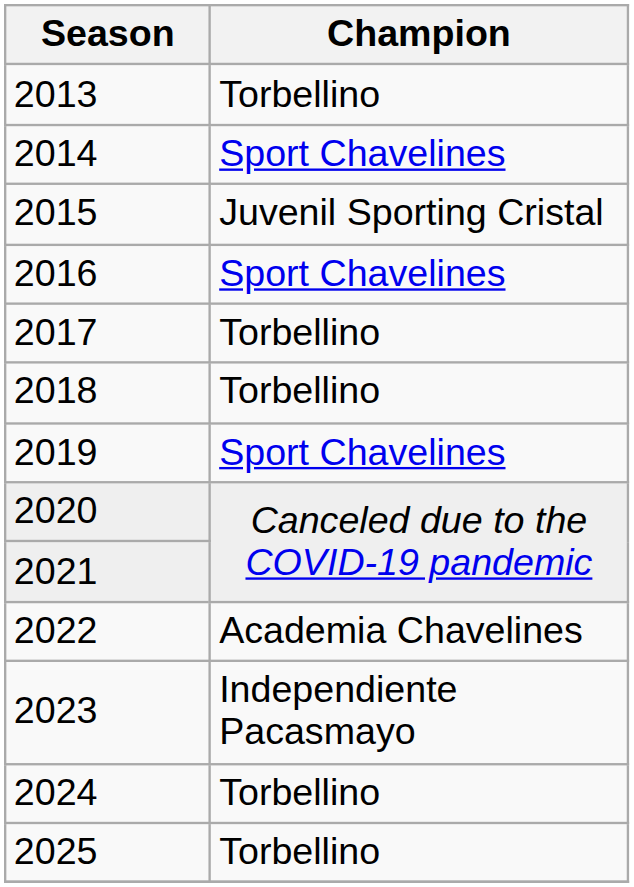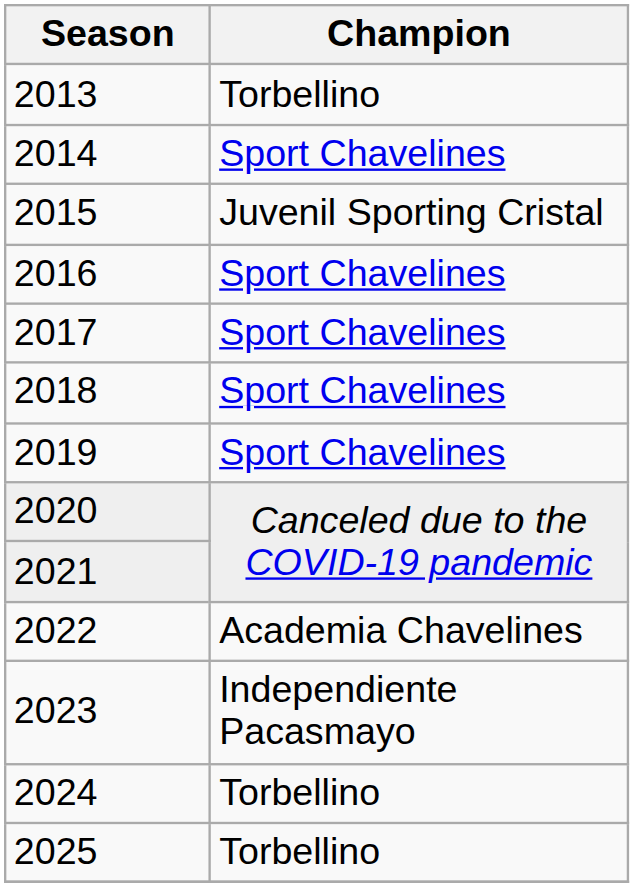(300, 332) Torbellino -> (362, 332) Sport Chavelines
(300, 392) Torbellino -> (362, 392) Sport Chavelines
